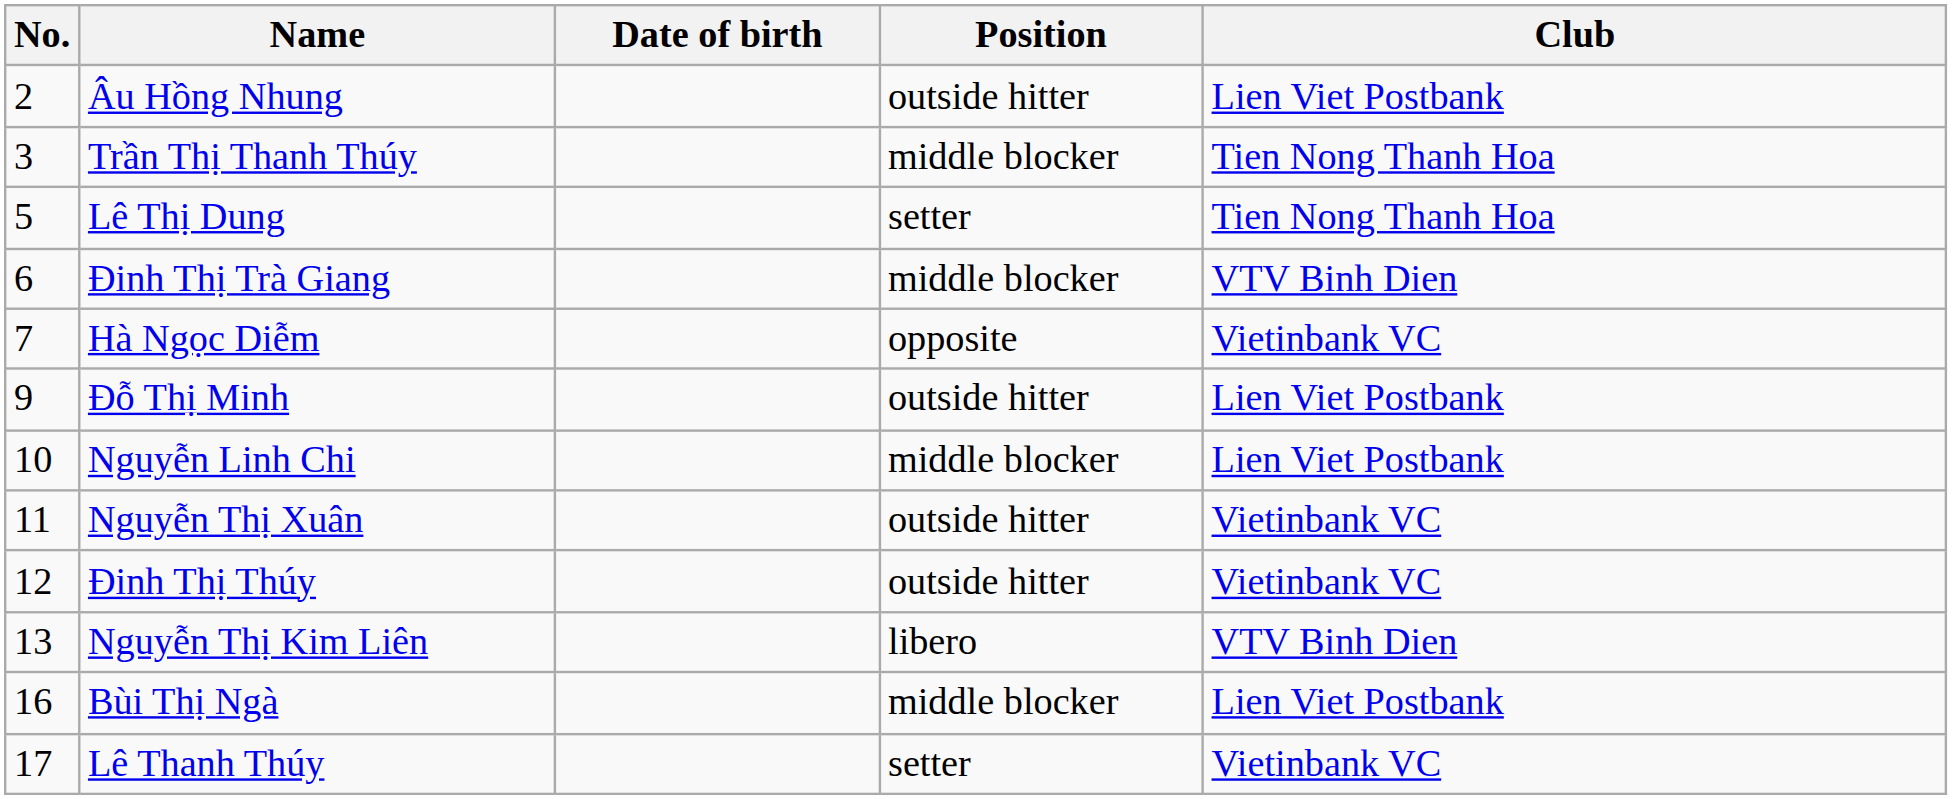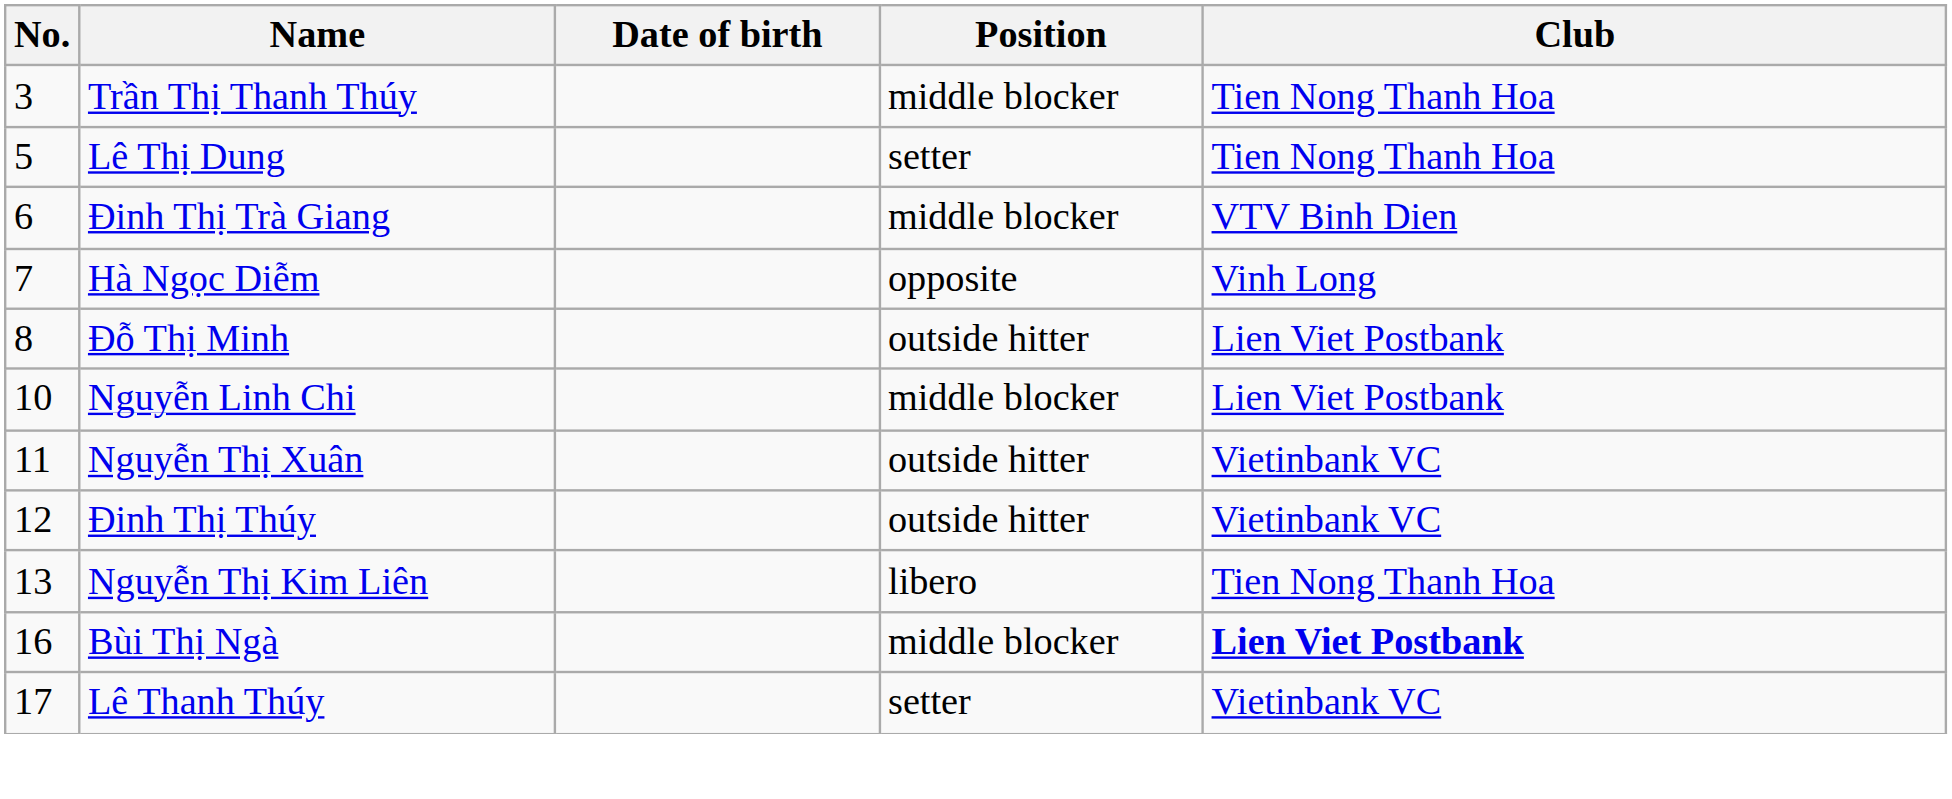- row: (215, 95)
(1326, 338) Vietinbank VC -> (1294, 277) Vinh Long
(24, 398) 9 -> (24, 338) 8
(1334, 641) VTV Binh Dien -> (1383, 580) Tien Nong Thanh Hoa
(1358, 701) normal -> (1368, 641) bold
